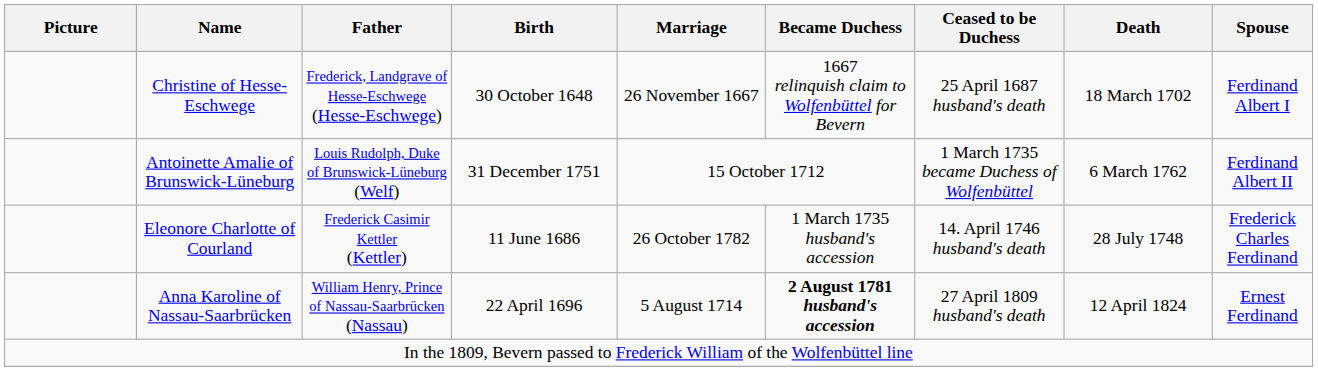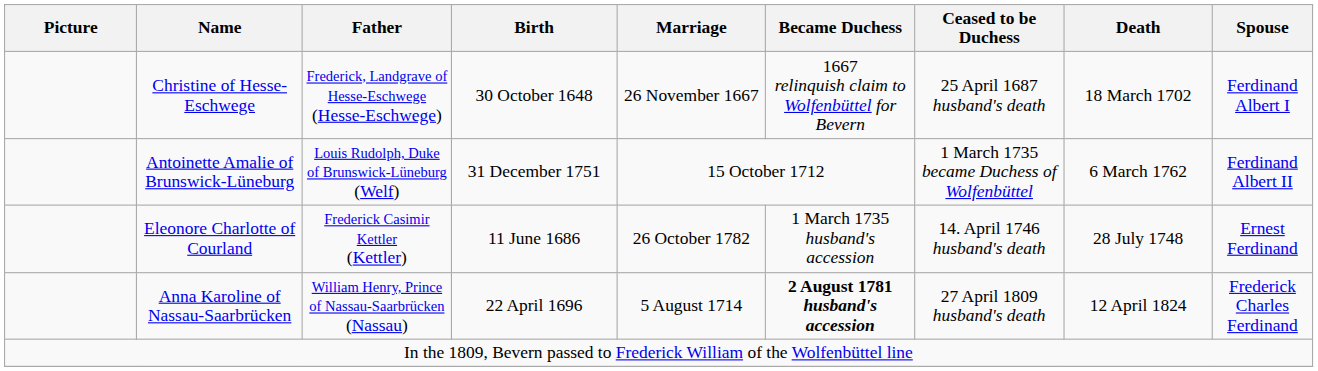(1262, 238) Frederick Charles Ferdinand -> (1262, 238) Ernest Ferdinand
(1262, 305) Ernest Ferdinand -> (1262, 305) Frederick Charles Ferdinand
